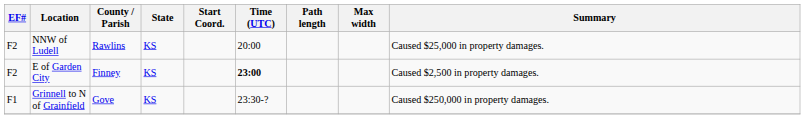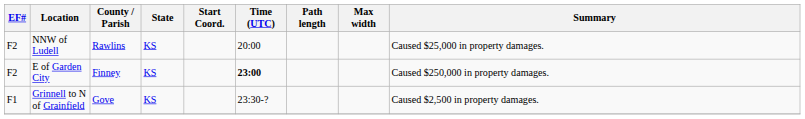(465, 72) Caused $2,500 in property damages. -> (470, 72) Caused $250,000 in property damages.
(470, 100) Caused $250,000 in property damages. -> (465, 100) Caused $2,500 in property damages.
